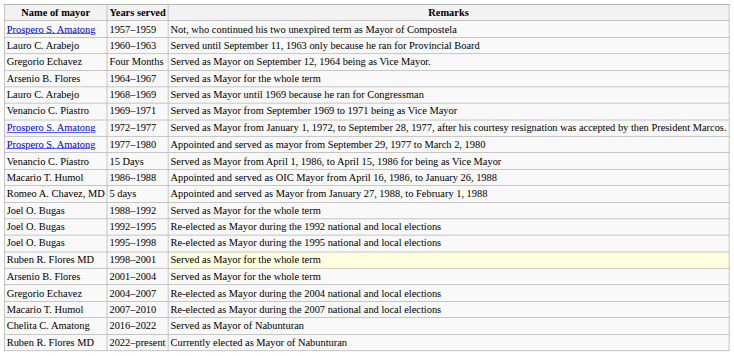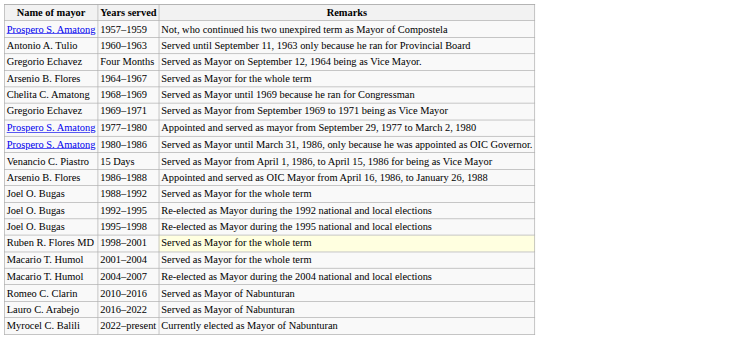(43, 45) Lauro C. Arabejo -> (42, 45) Antonio A. Tulio
(43, 95) Lauro C. Arabejo -> (48, 95) Chelita C. Amatong
(48, 111) Venancio C. Piastro -> (44, 111) Gregorio Echavez
- row: (133, 128)
+ row: (124, 144)
(45, 177) Macario T. Humol -> (44, 177) Arsenio B. Flores
- row: (123, 194)
(44, 276) Arsenio B. Flores -> (45, 260) Macario T. Humol
(44, 293) Gregorio Echavez -> (45, 276) Macario T. Humol
- row: (133, 309)
+ row: (124, 293)
(48, 326) Chelita C. Amatong -> (43, 309) Lauro C. Arabejo
(50, 342) Ruben R. Flores MD -> (43, 326) Myrocel C. Balili
